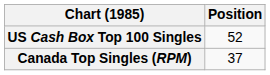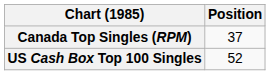rows swapped: (105, 59) <-> (105, 37)
